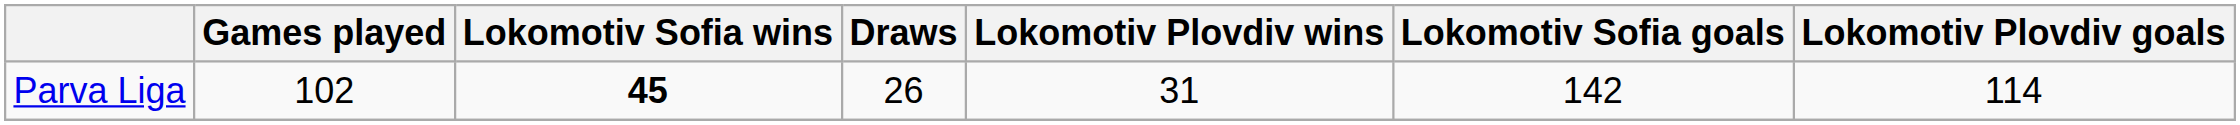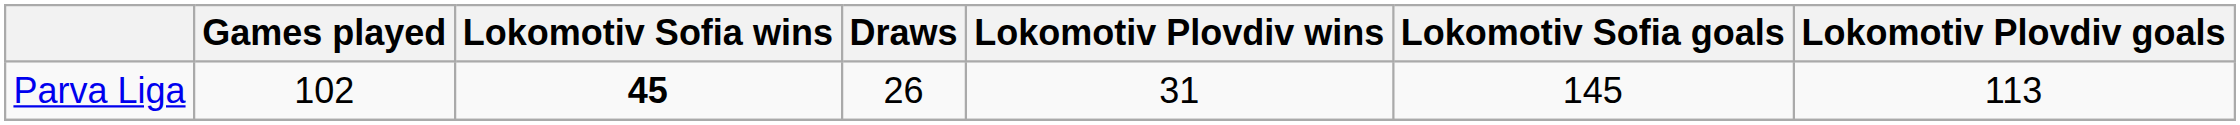(1593, 90) 142 -> (1593, 90) 145
(2014, 90) 114 -> (2014, 90) 113
